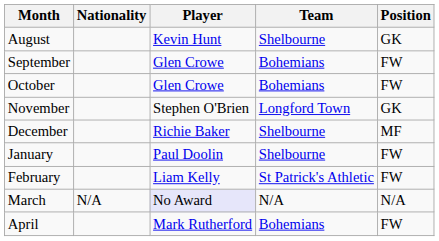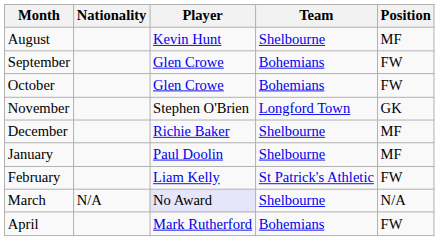(391, 39) GK -> (391, 39) MF
(392, 154) FW -> (391, 154) MF
(271, 200) N/A -> (292, 200) Shelbourne
